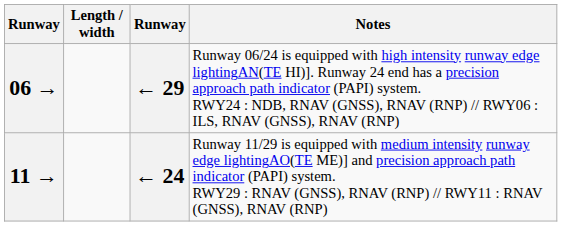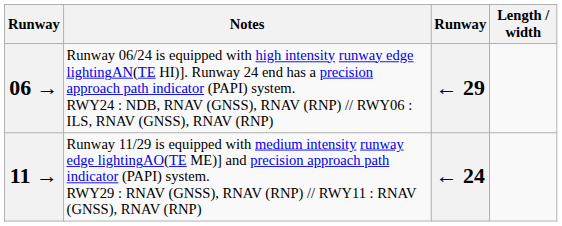columns swapped: (97, 24) <-> (373, 24)
